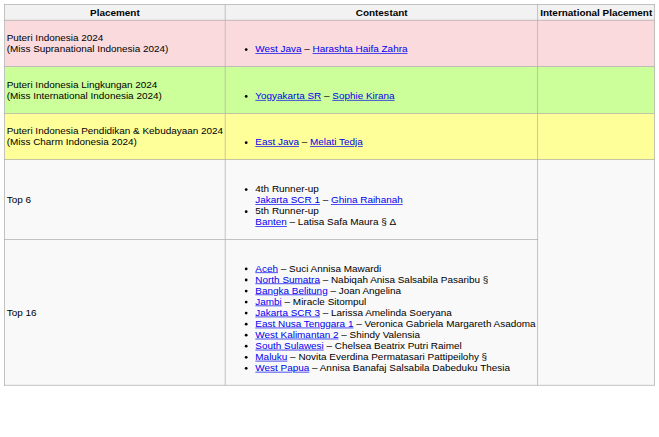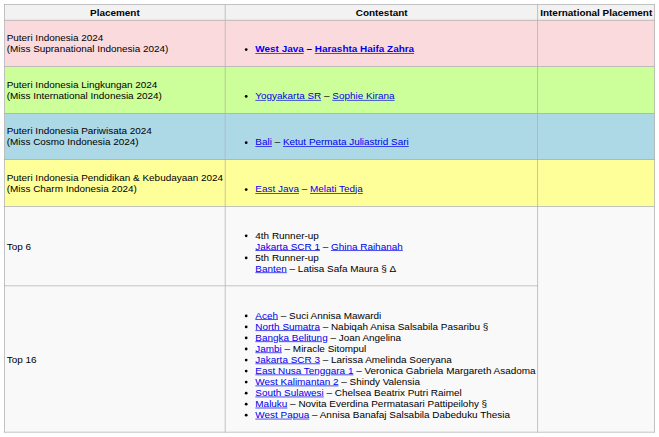(382, 49) normal -> (382, 49) bold
+ row: (79, 137)
